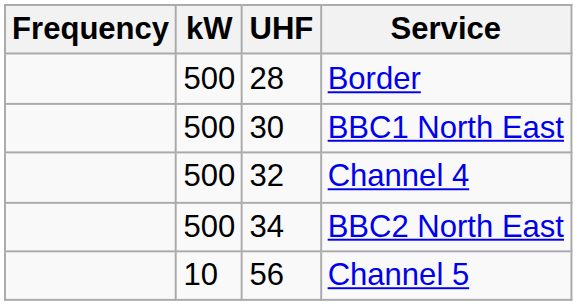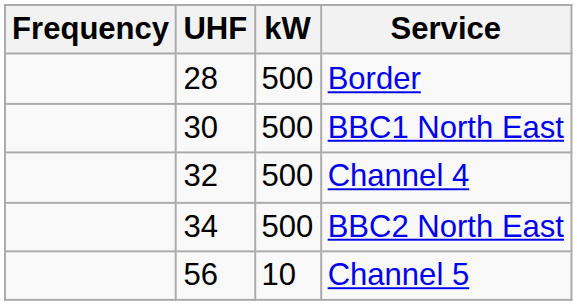columns swapped: (281, 29) <-> (209, 29)
